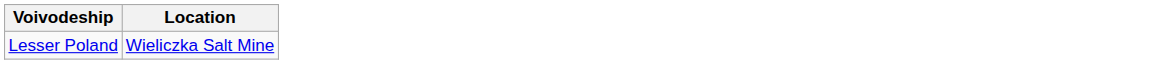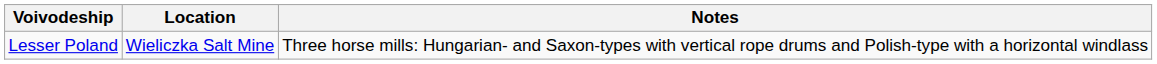+ column: (715, 18)
